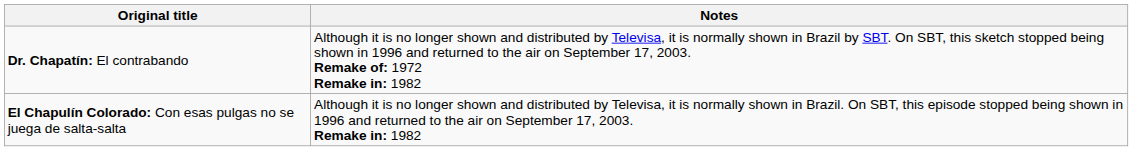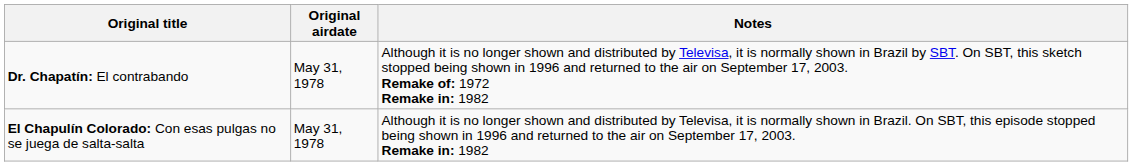+ column: (334, 23)
